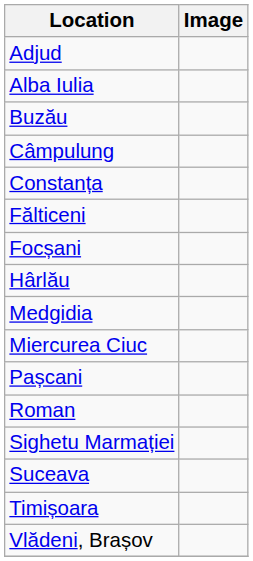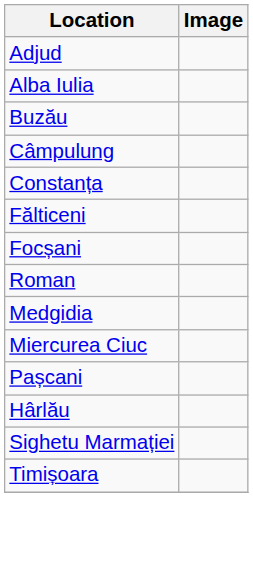rows swapped: (40, 280) <-> (42, 410)
- row: (49, 475)
- row: (81, 540)
